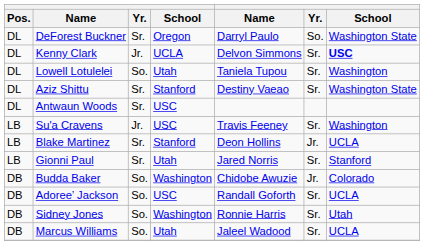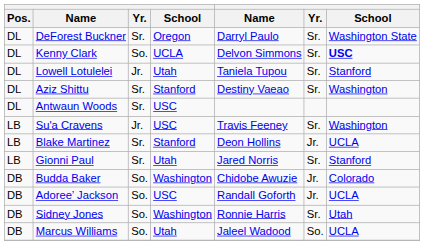(315, 36) So. -> (314, 36) Sr.
(137, 54) Jr. -> (140, 54) So.
(140, 71) So. -> (137, 71) Jr.
(358, 71) Washington -> (350, 71) Stanford
(373, 89) Washington State -> (358, 89) Washington
(314, 196) Sr. -> (313, 196) Jr.
(314, 231) Sr. -> (315, 231) So.
